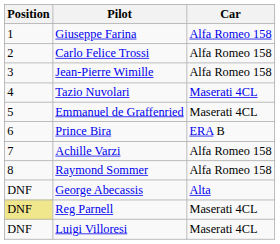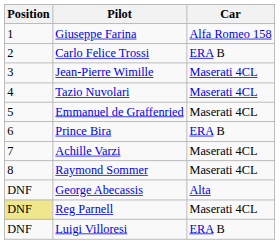(230, 53) Alfa Romeo 158 -> (207, 53) ERA B
(230, 72) Alfa Romeo 158 -> (223, 72) Maserati 4CL
(230, 151) Alfa Romeo 158 -> (223, 151) Maserati 4CL
(230, 170) Alfa Romeo 158 -> (223, 170) Maserati 4CL
(223, 229) Maserati 4CL -> (207, 229) ERA B
